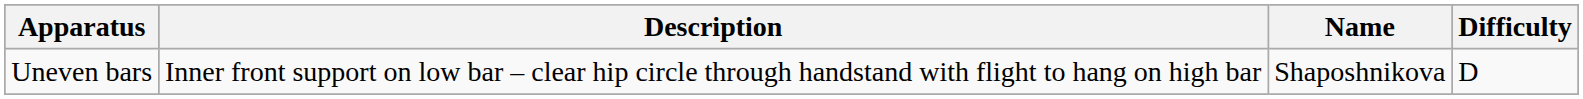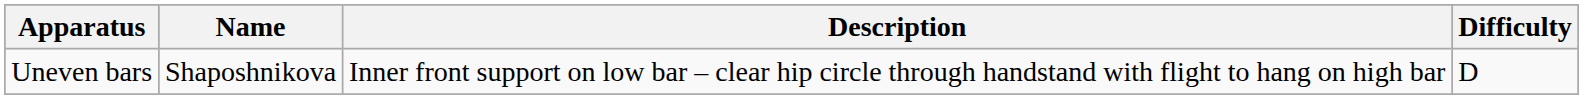columns swapped: (1360, 26) <-> (713, 26)
